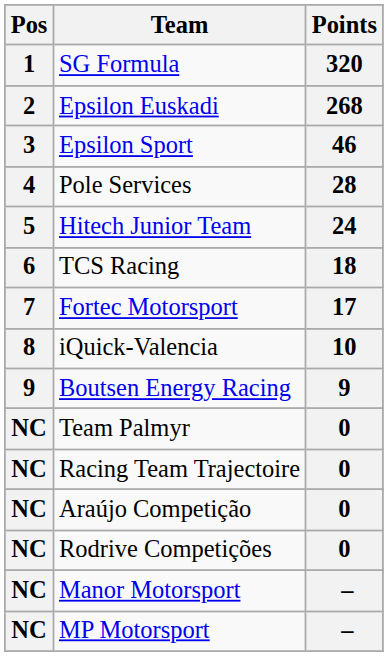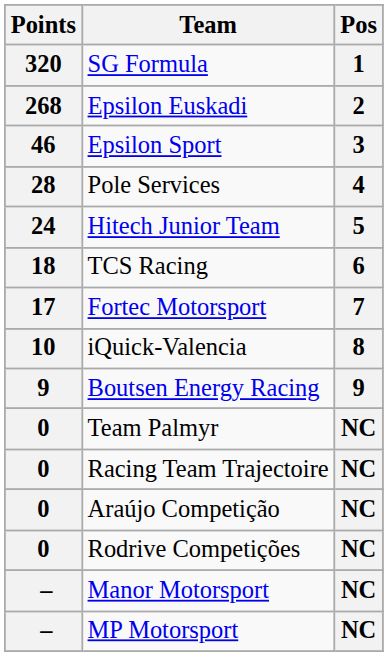columns swapped: (29, 24) <-> (344, 24)
